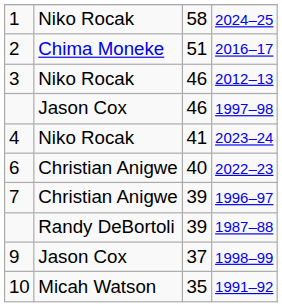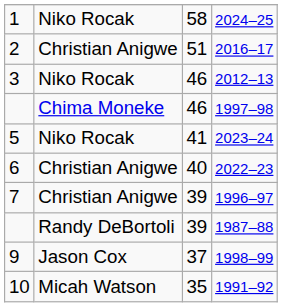(101, 49) Chima Moneke -> (108, 49) Christian Anigwe
(83, 108) Jason Cox -> (101, 108) Chima Moneke
(14, 138) 4 -> (14, 138) 5
